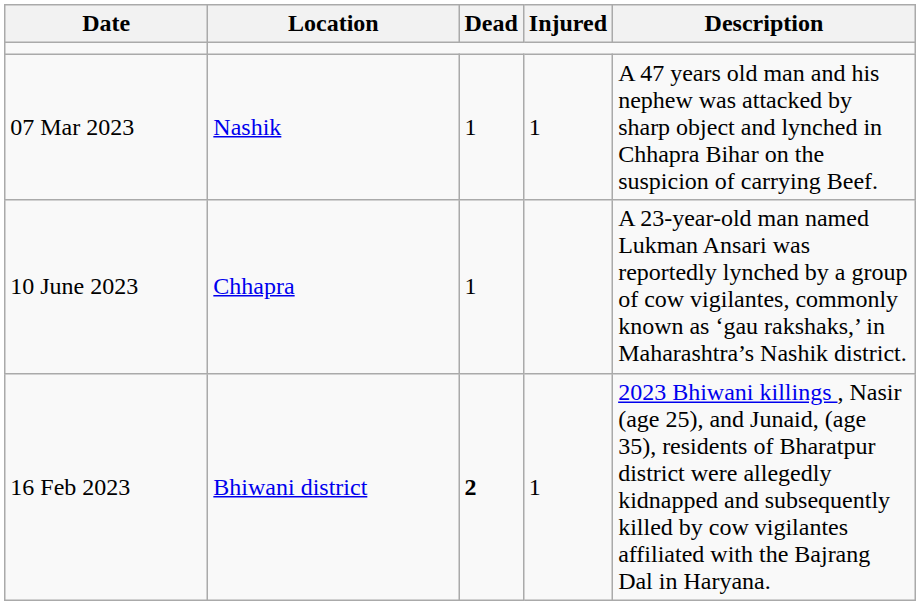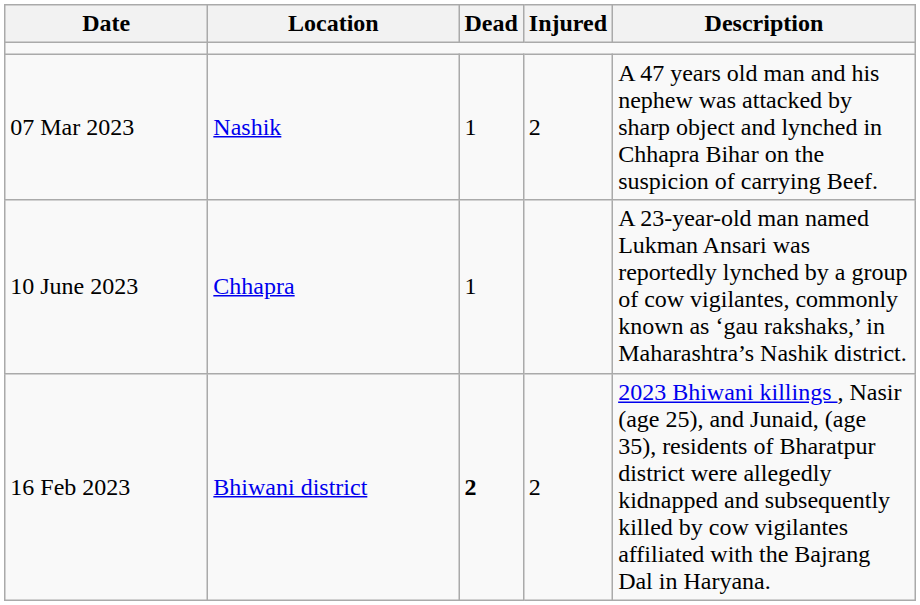(535, 126) 1 -> (535, 126) 2
(535, 486) 1 -> (535, 486) 2
